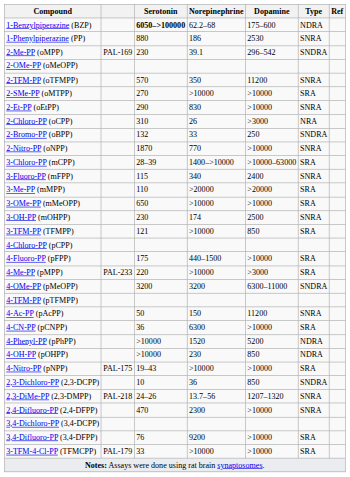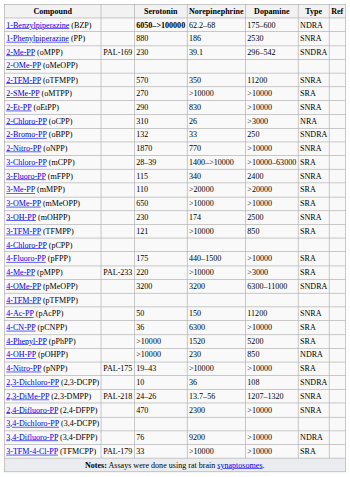(311, 341) NDRA -> (308, 341) SRA
(253, 382) 850 -> (253, 382) 108
(308, 437) SRA -> (311, 437) NDRA
